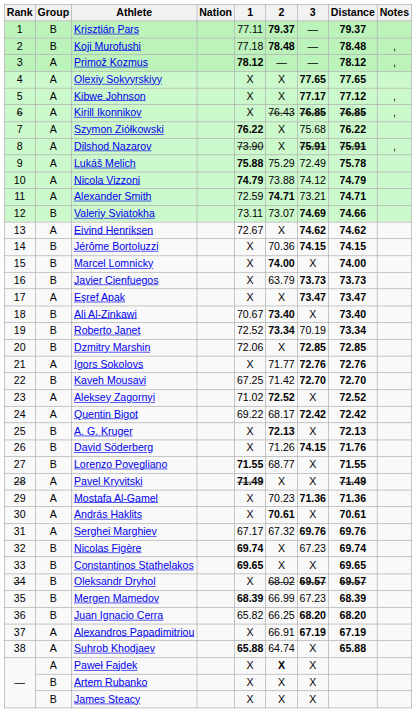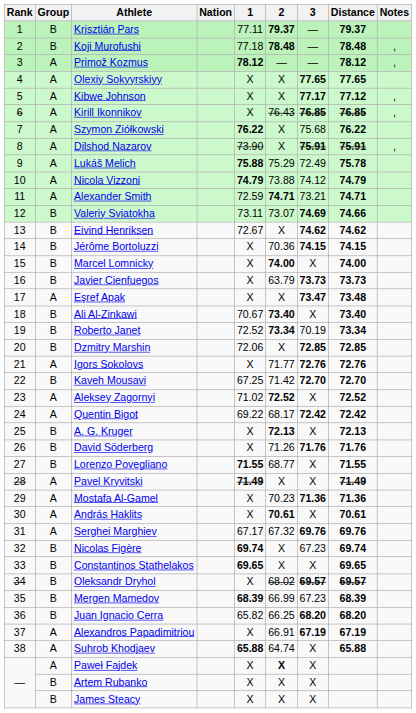(53, 230) A -> (53, 230) B
(353, 297) 73.47 -> (353, 297) 73.48
(313, 448) 74.15 -> (313, 448) 71.76
